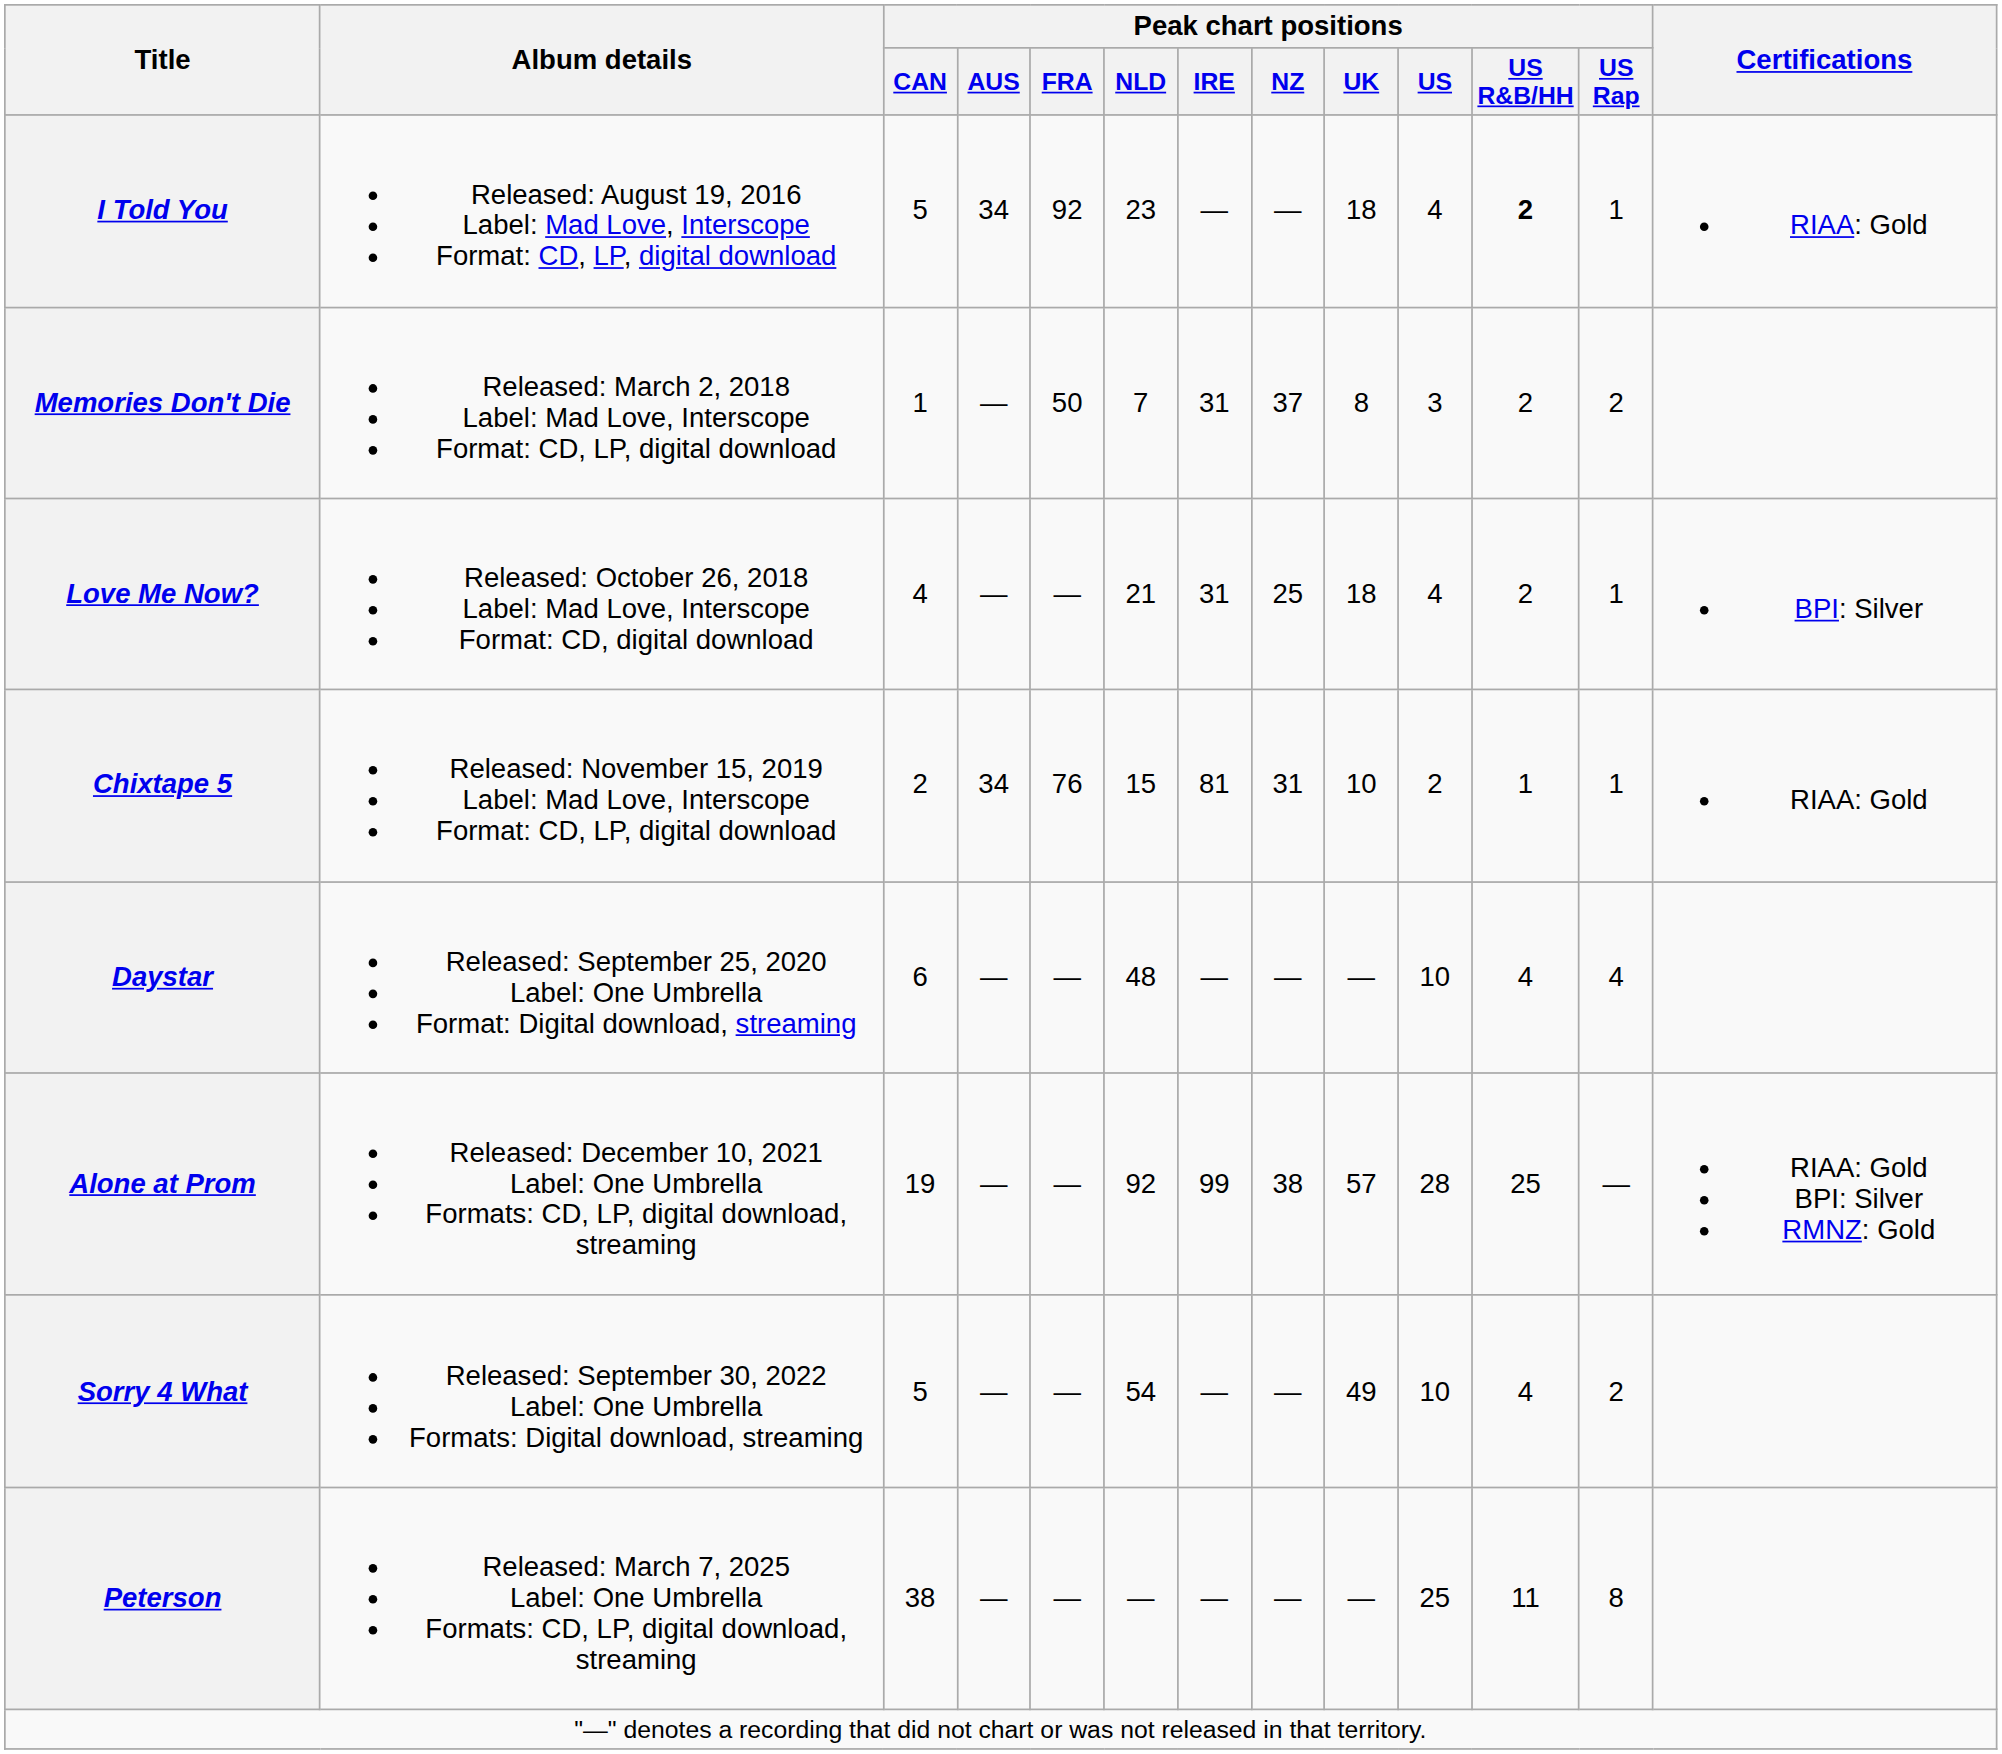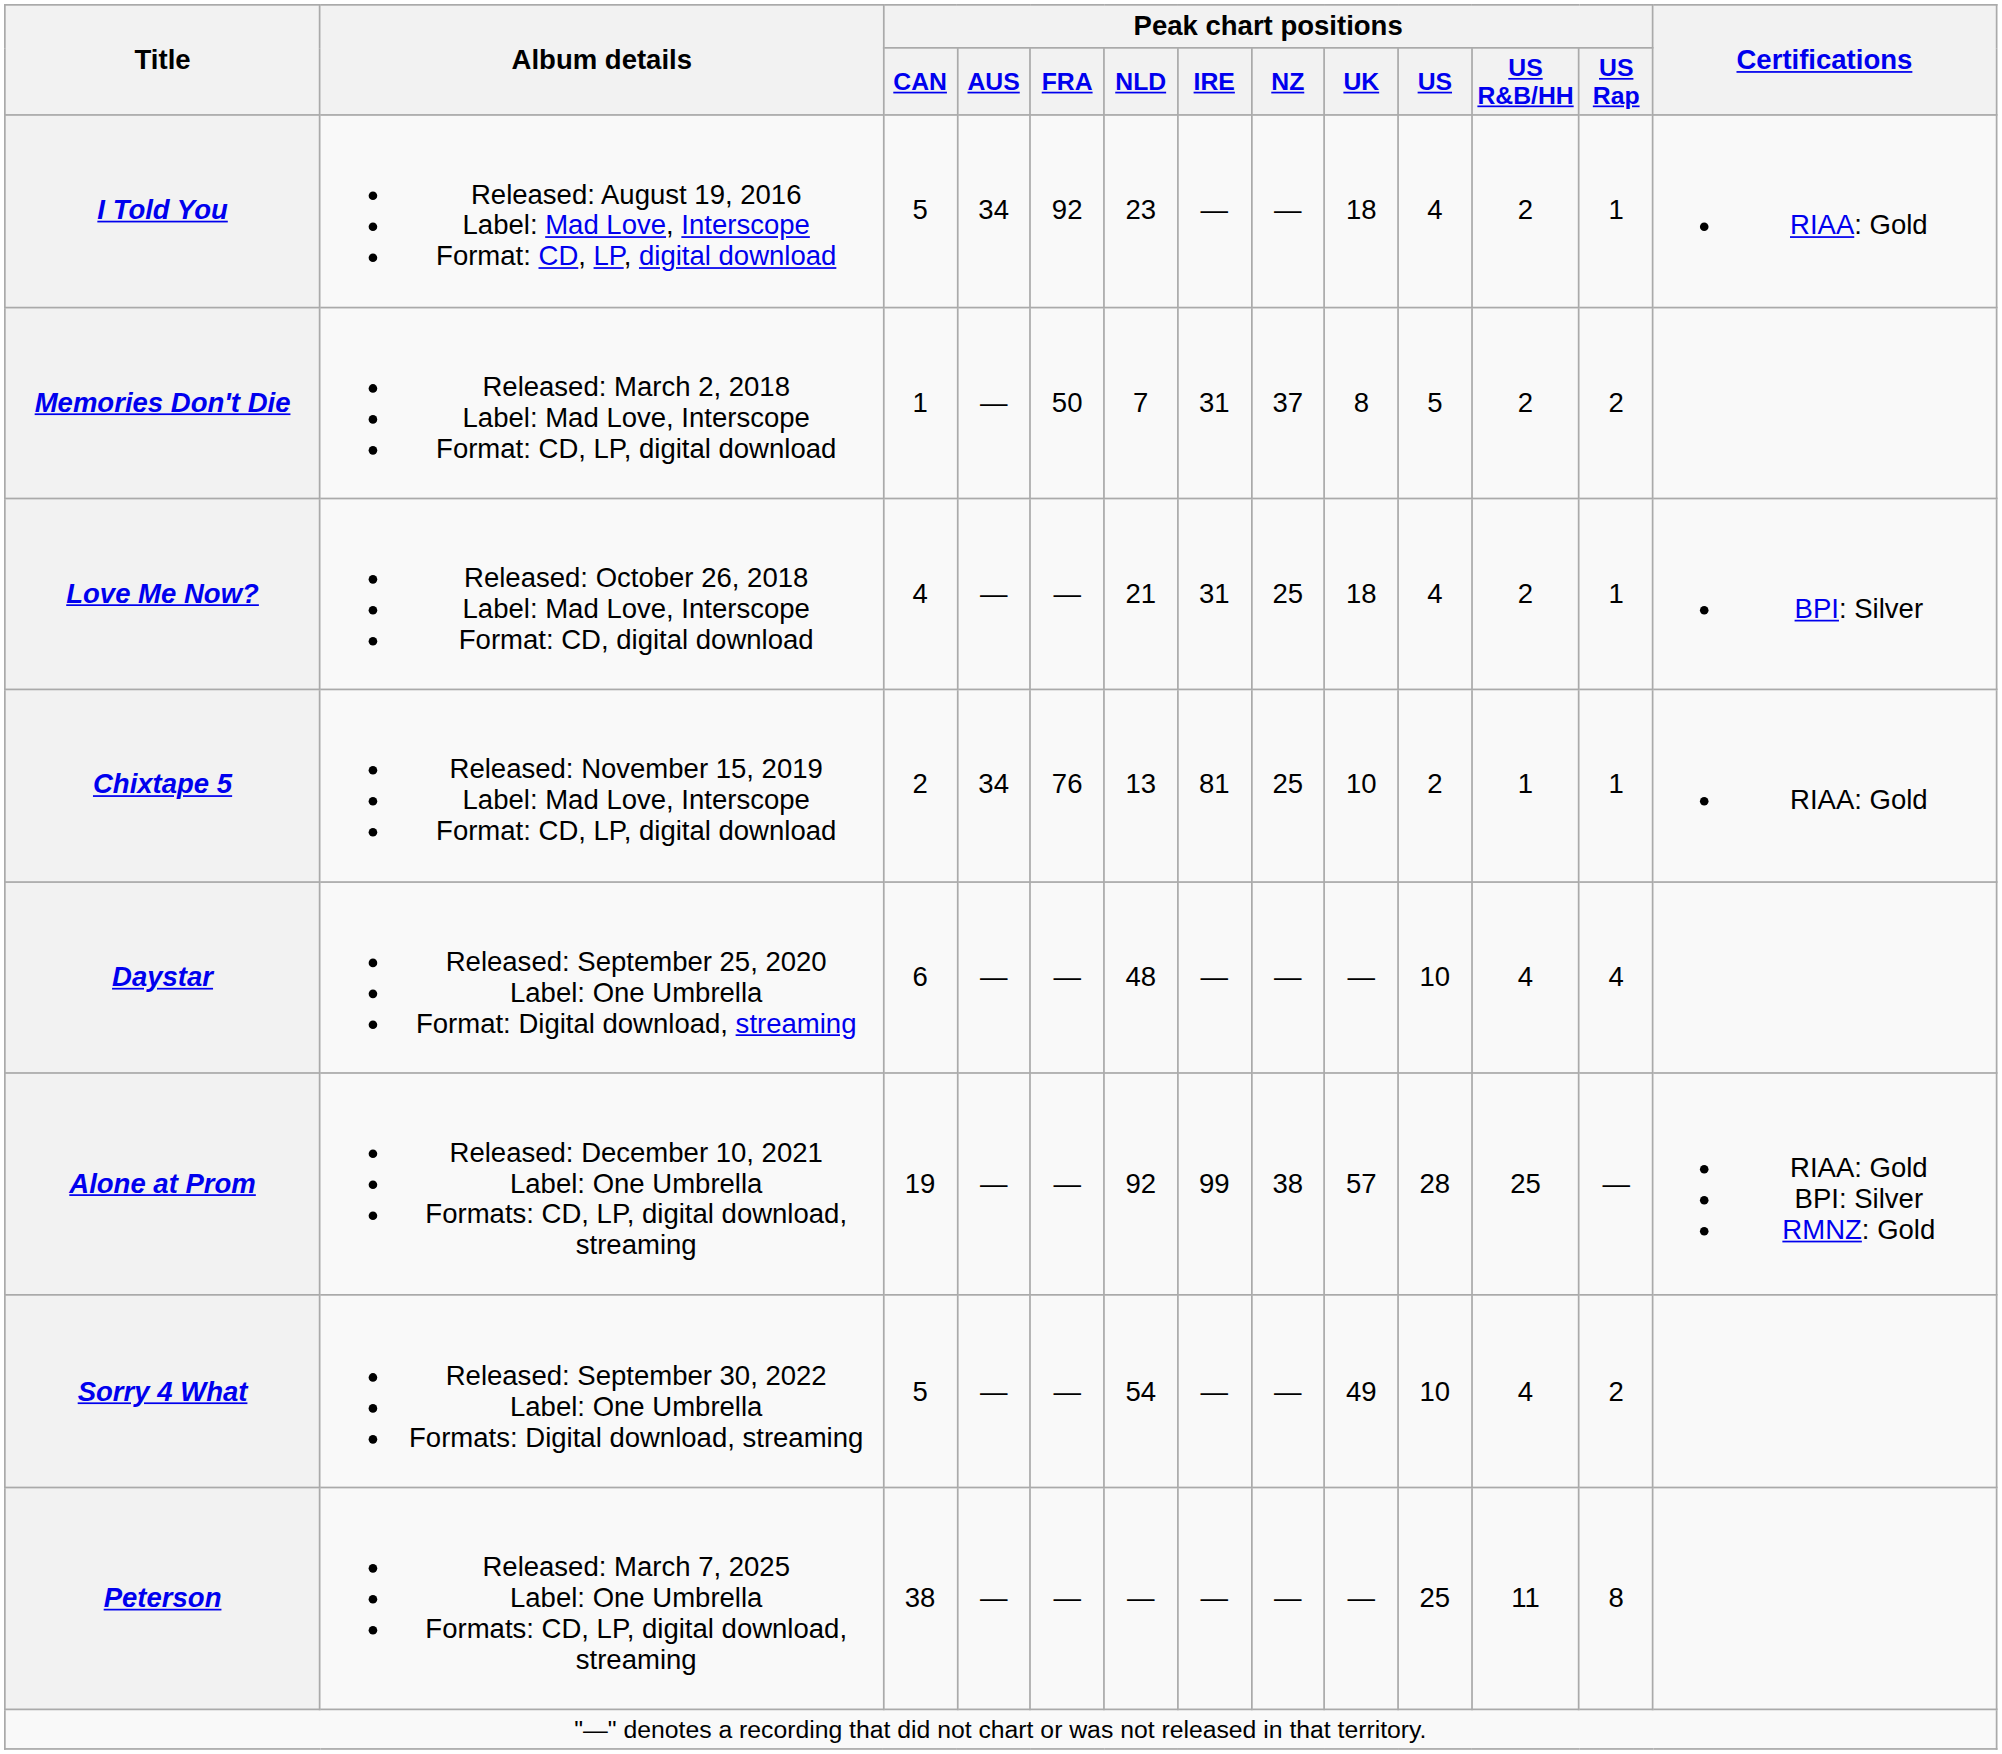(1526, 210) bold -> (1526, 210) normal
(1435, 402) 3 -> (1435, 402) 5
(1141, 785) 15 -> (1141, 785) 13
(1288, 785) 31 -> (1288, 785) 25
